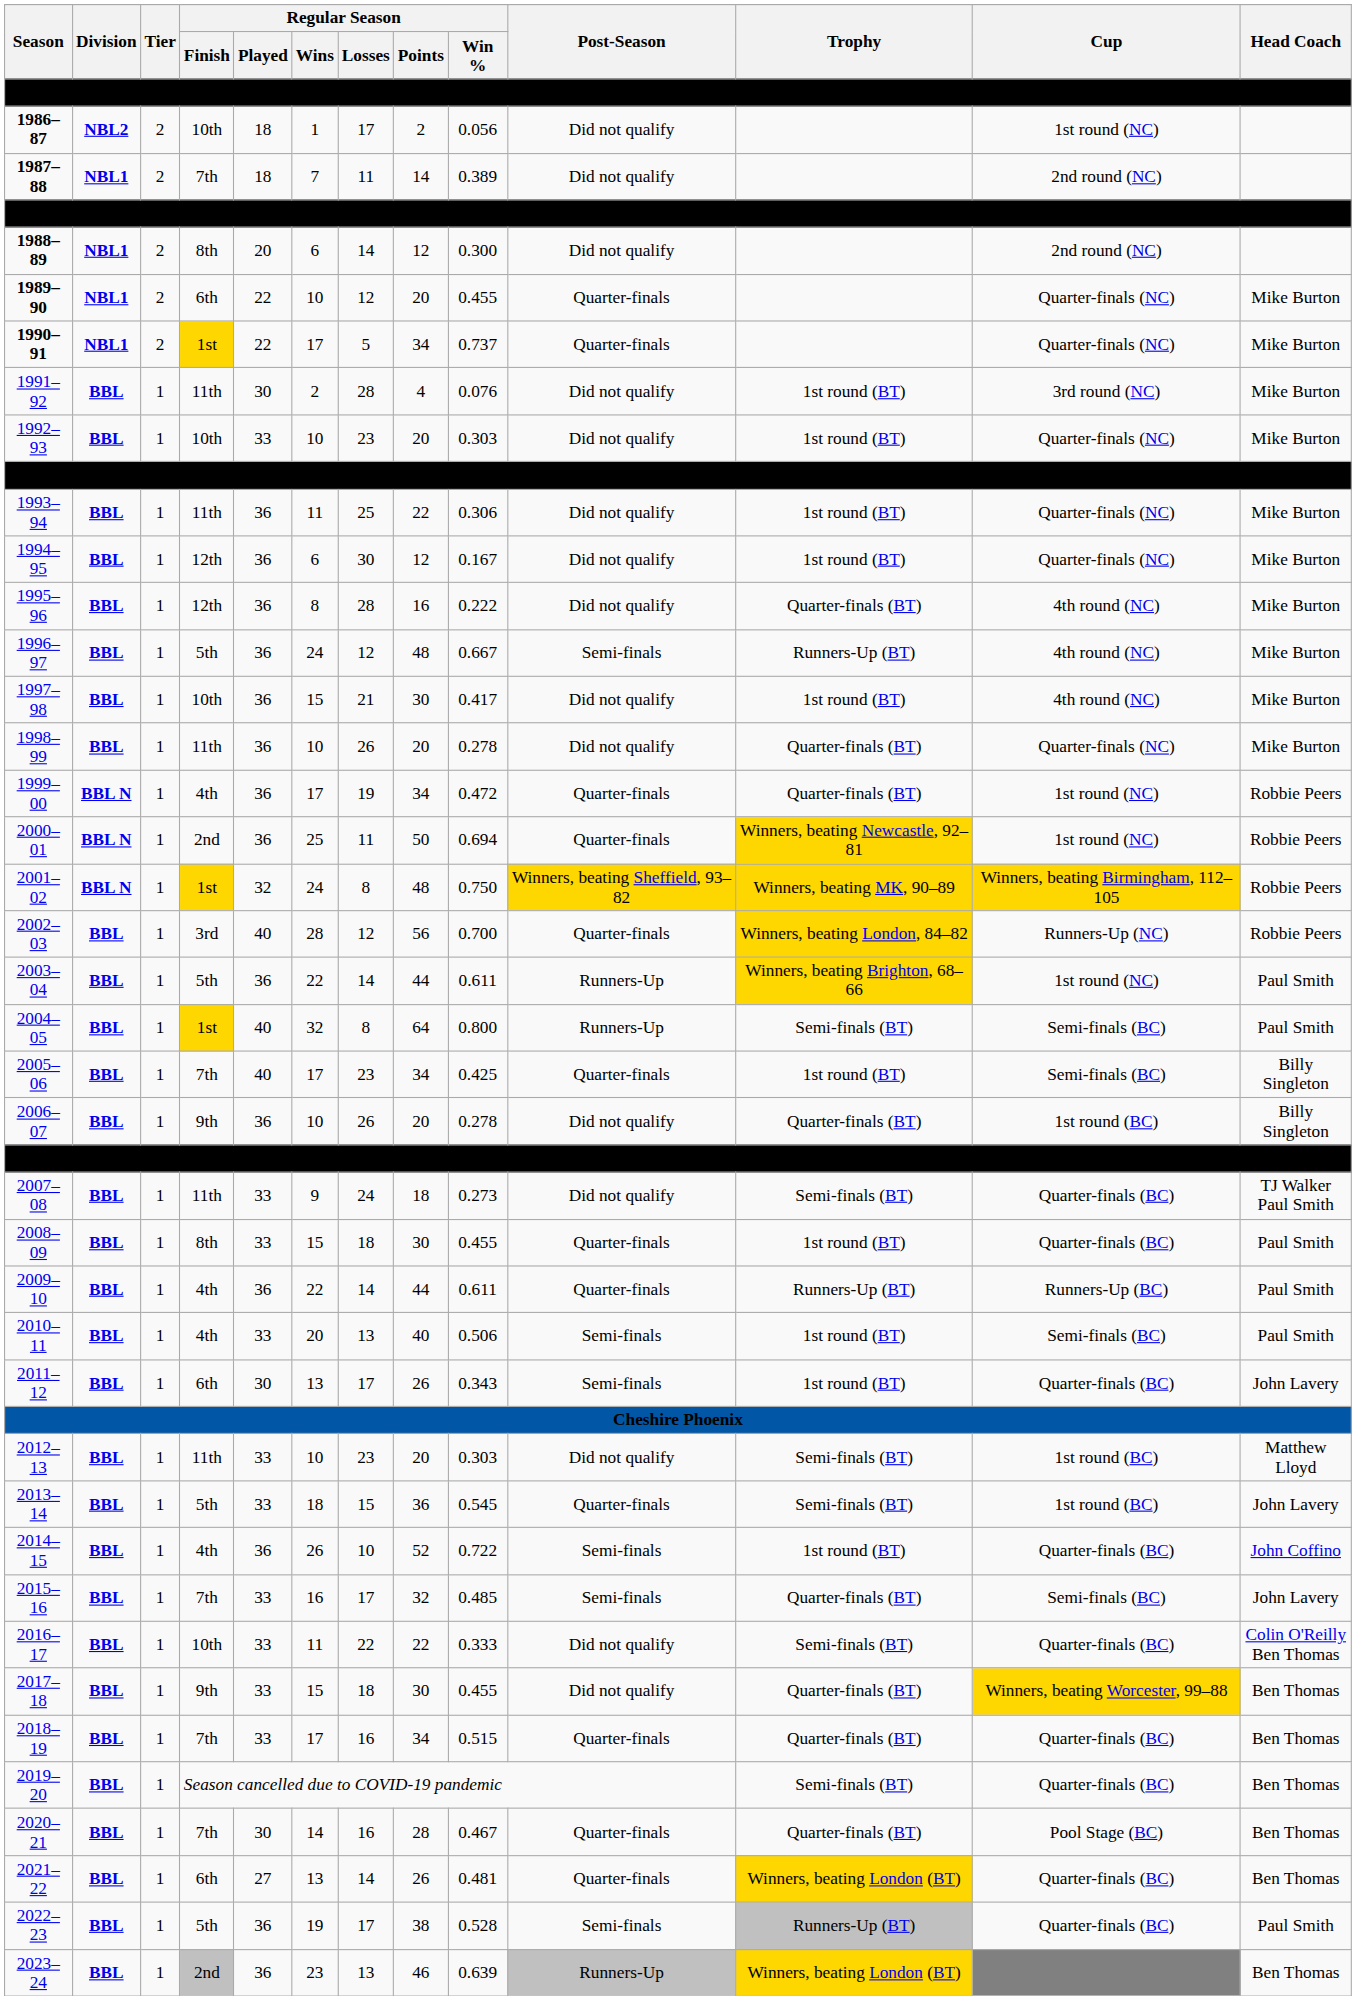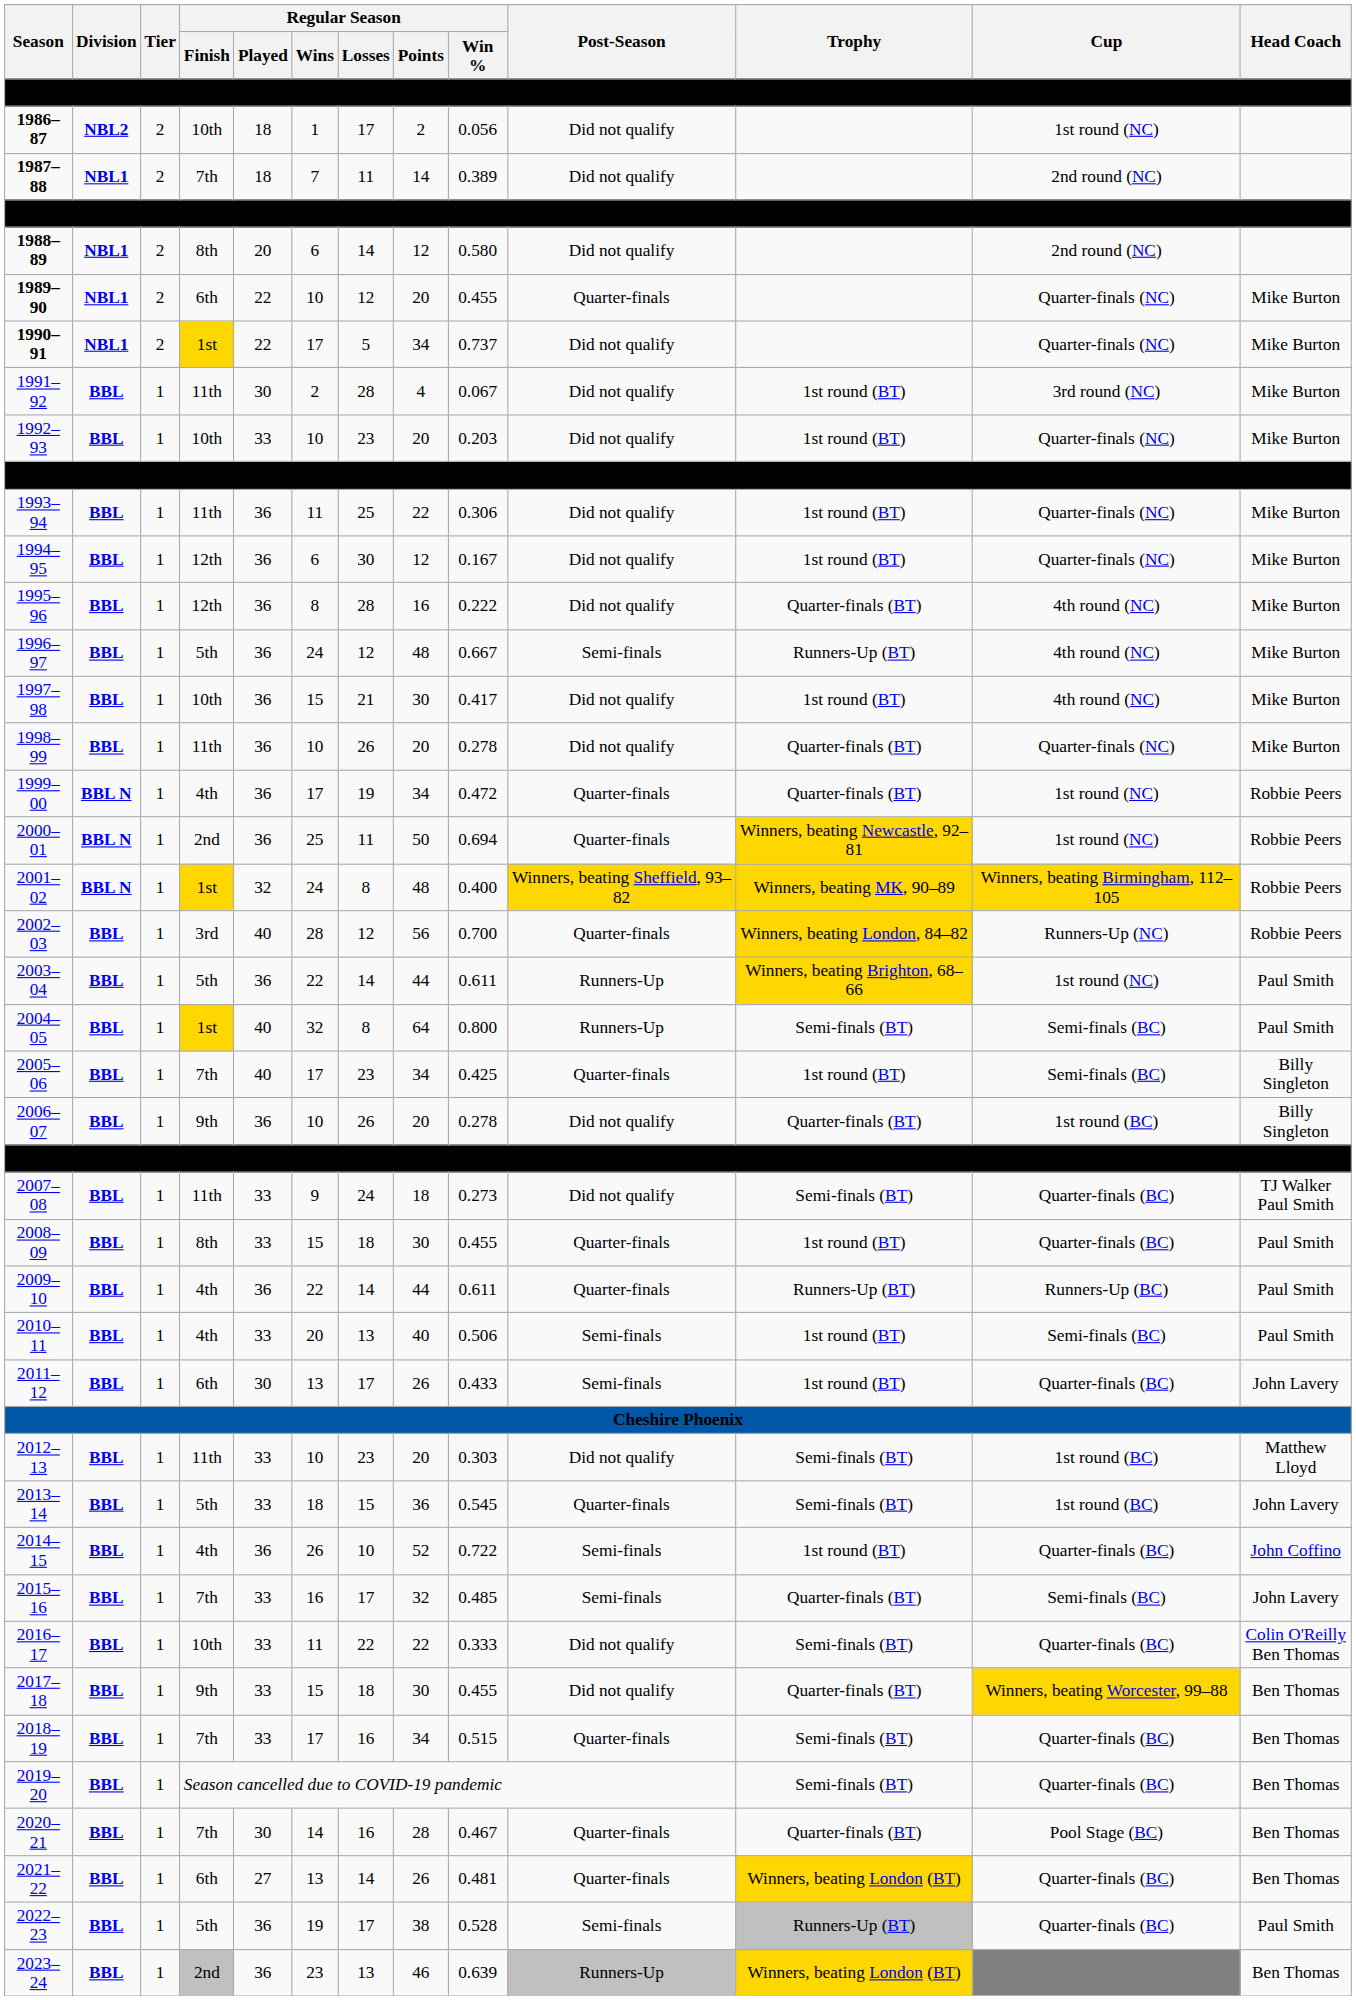(478, 250) 0.300 -> (478, 250) 0.580
(622, 344) Quarter-finals -> (622, 344) Did not qualify
(478, 391) 0.076 -> (478, 391) 0.067
(478, 438) 0.303 -> (478, 438) 0.203
(478, 887) 0.750 -> (478, 887) 0.400
(478, 1382) 0.343 -> (478, 1382) 0.433
(854, 1738) Quarter-finals (BT) -> (854, 1738) Semi-finals (BT)
